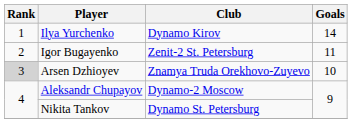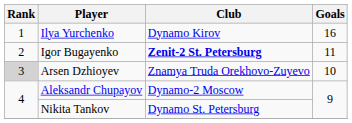(330, 33) 14 -> (330, 33) 16
(201, 52) normal -> (205, 52) bold
